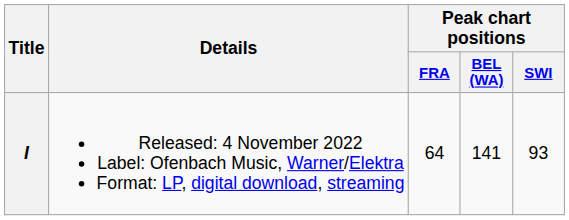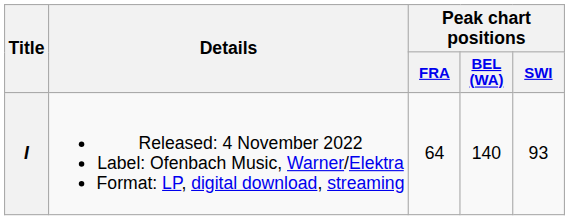(486, 153) 141 -> (486, 153) 140
